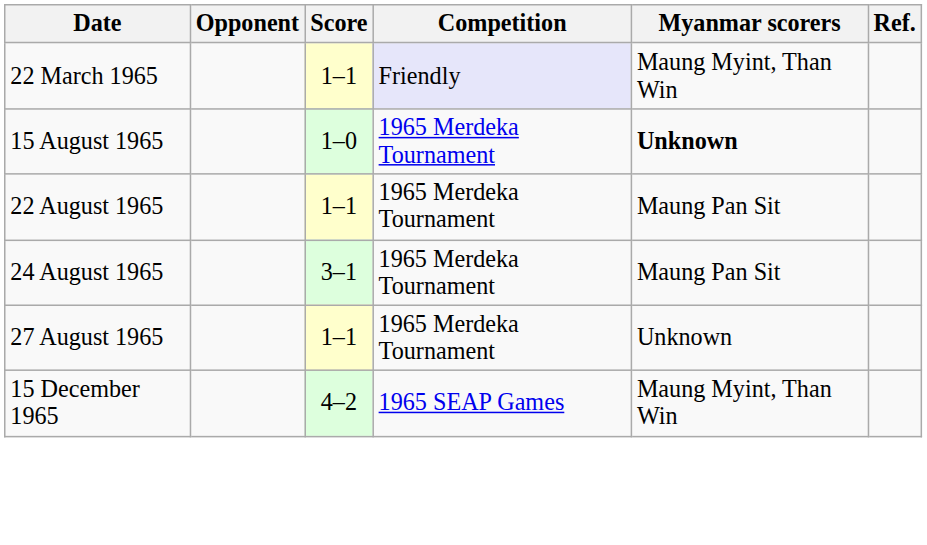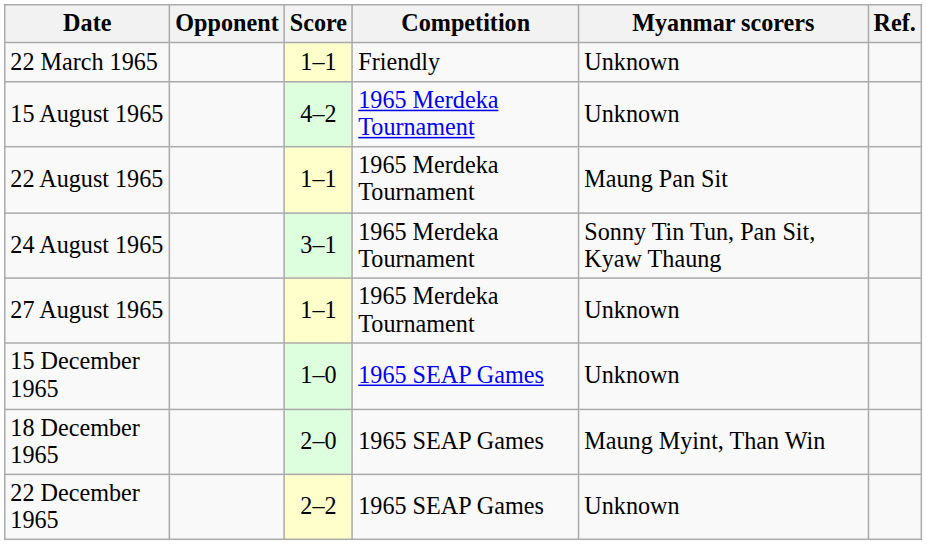(420, 75) lavender background -> (399, 61) no background
(734, 75) Maung Myint, Than Win -> (632, 61) Unknown
(339, 141) 1–0 -> (318, 113) 4–2
(687, 141) bold -> (632, 113) normal
(709, 272) Maung Pan Sit -> (700, 244) Sonny Tin Tun, Pan Sit, Kyaw Thaung
(339, 403) 4–2 -> (318, 375) 1–0
(734, 403) Maung Myint, Than Win -> (632, 375) Unknown
+ row: (75, 441)
+ row: (75, 506)
